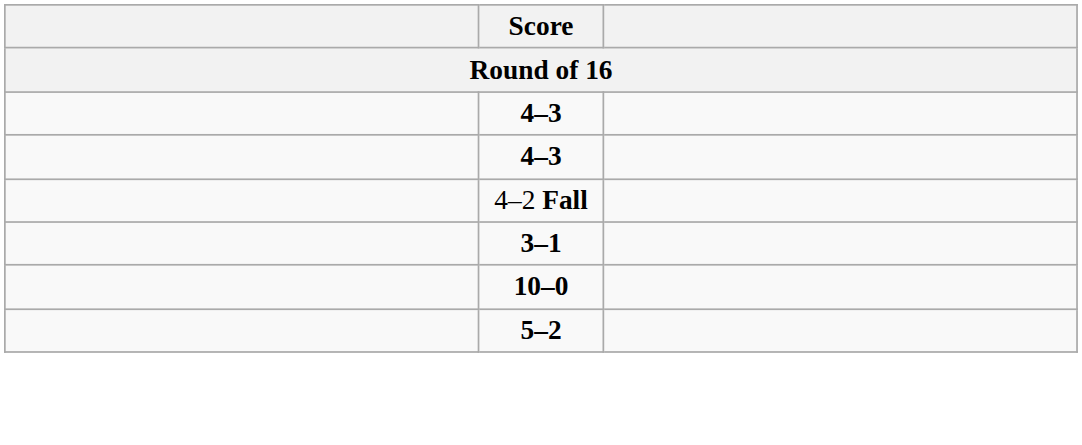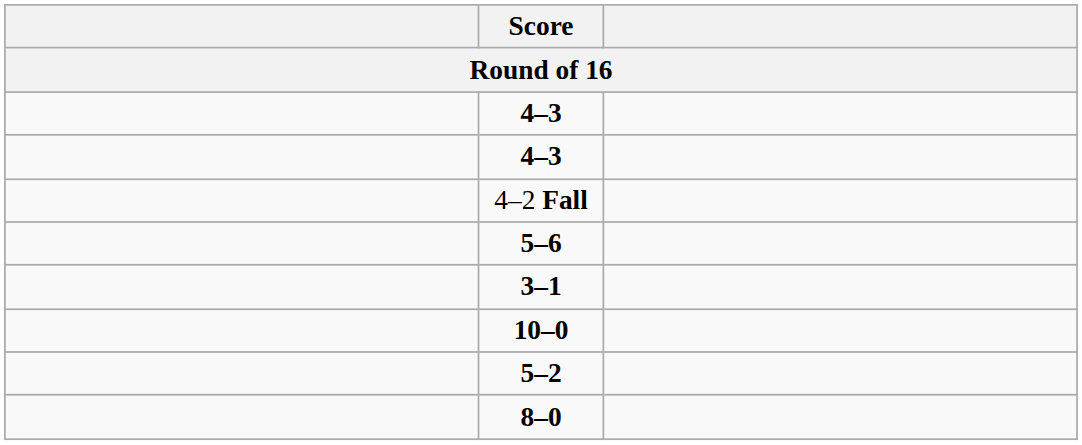+ row: (242, 244)
+ row: (242, 417)
